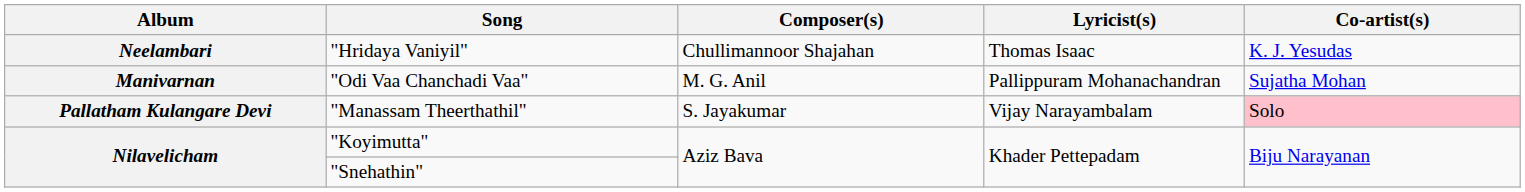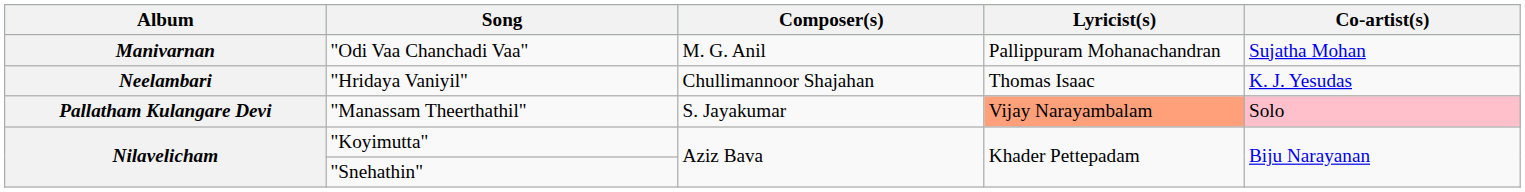rows swapped: (399, 50) <-> (429, 80)
(1071, 111) no background -> (1071, 111) lightsalmon background
